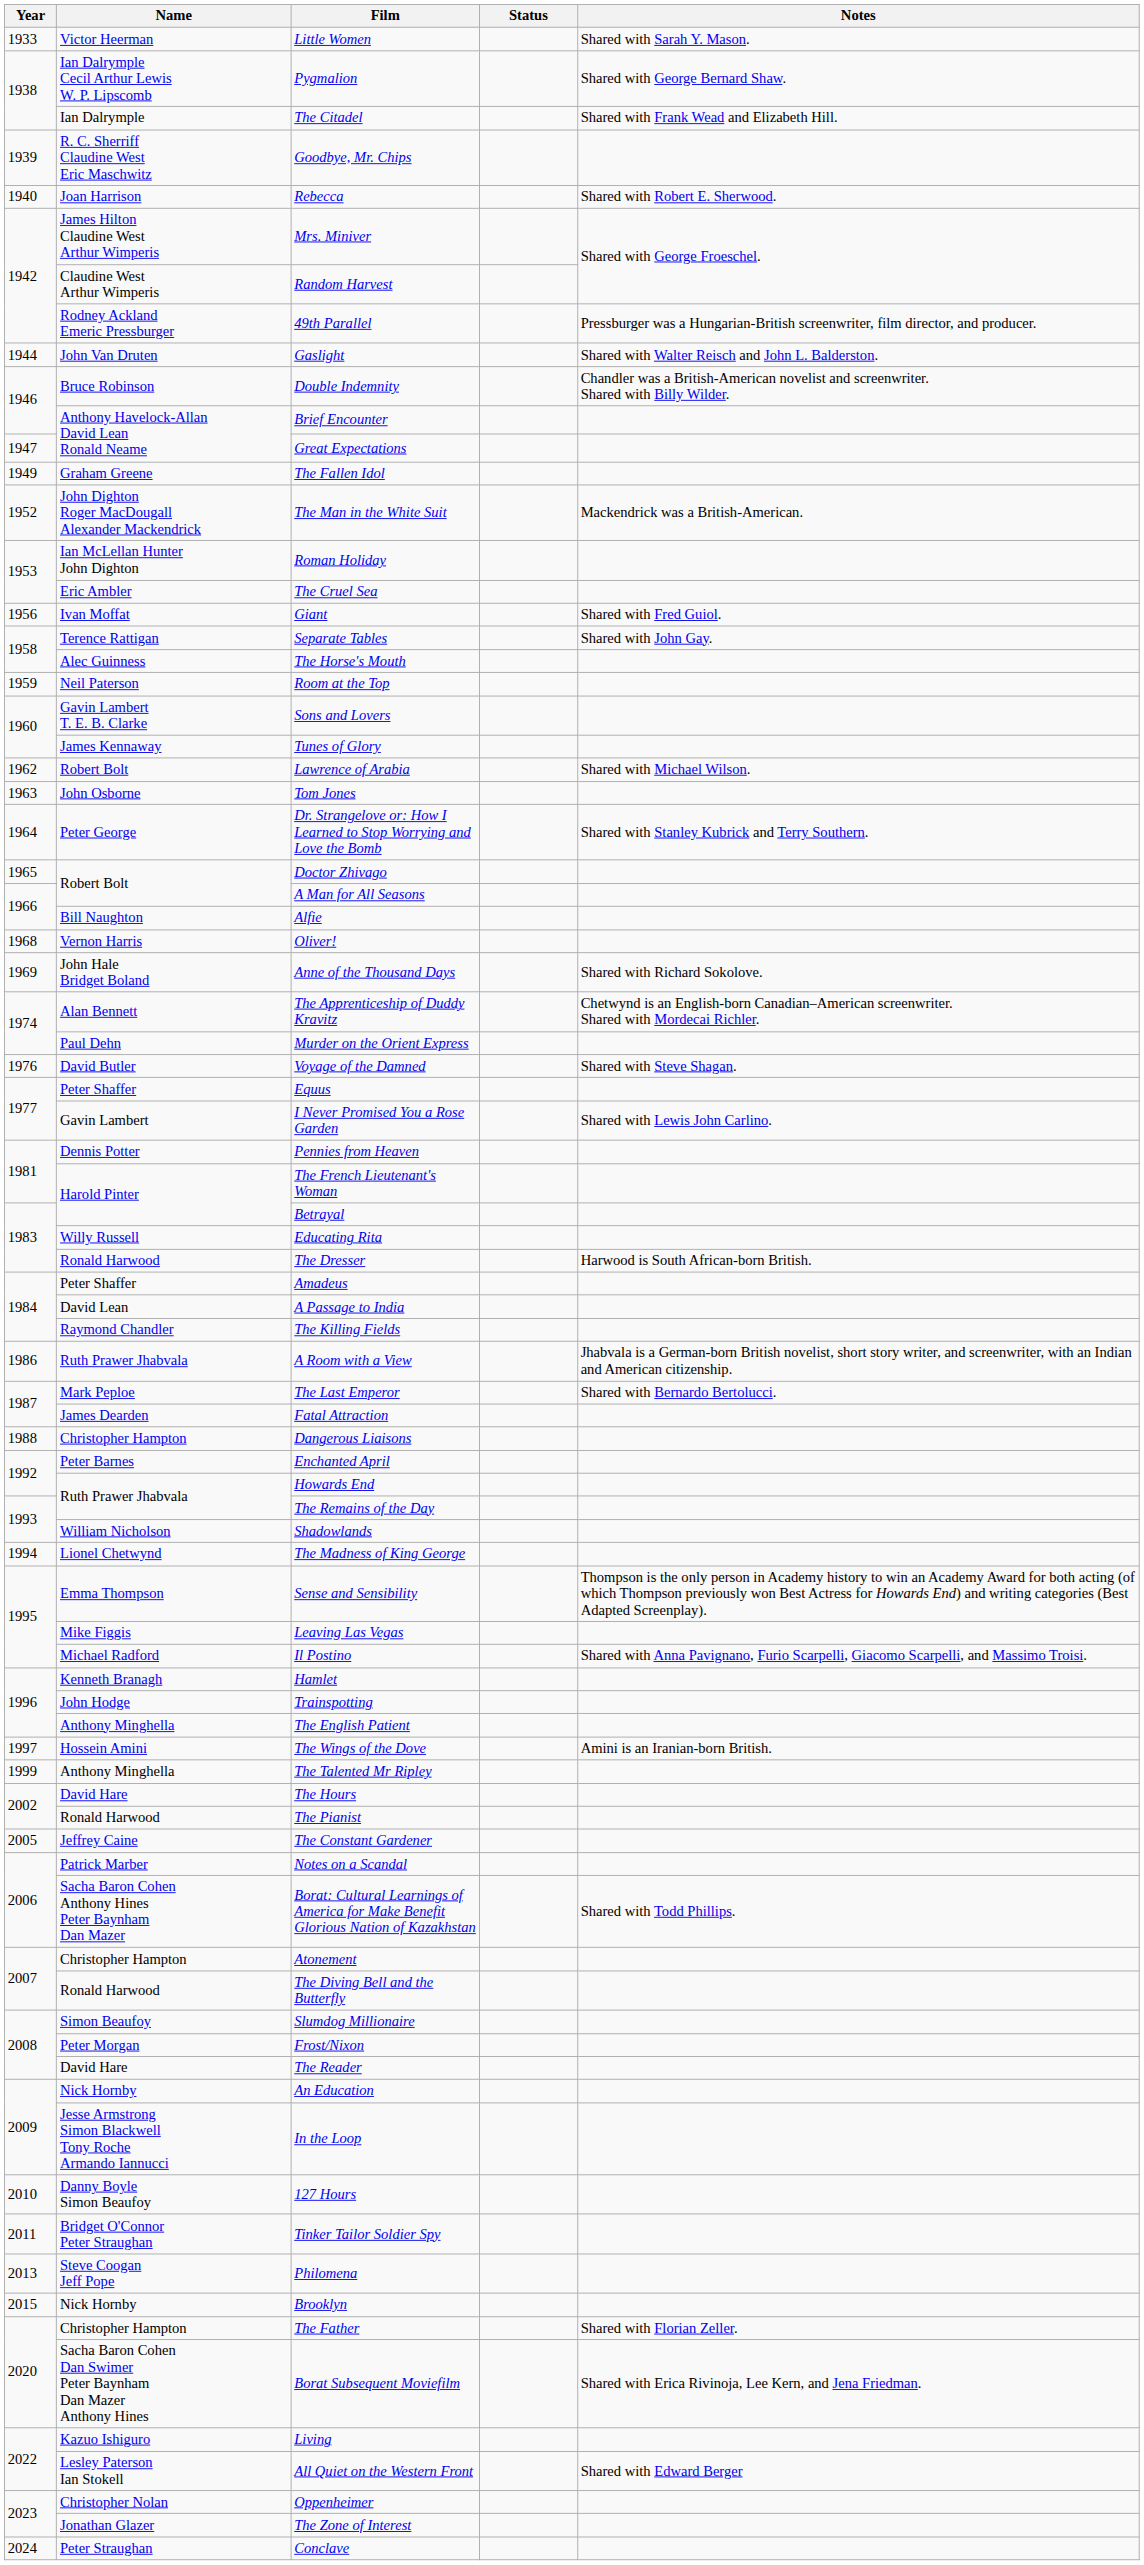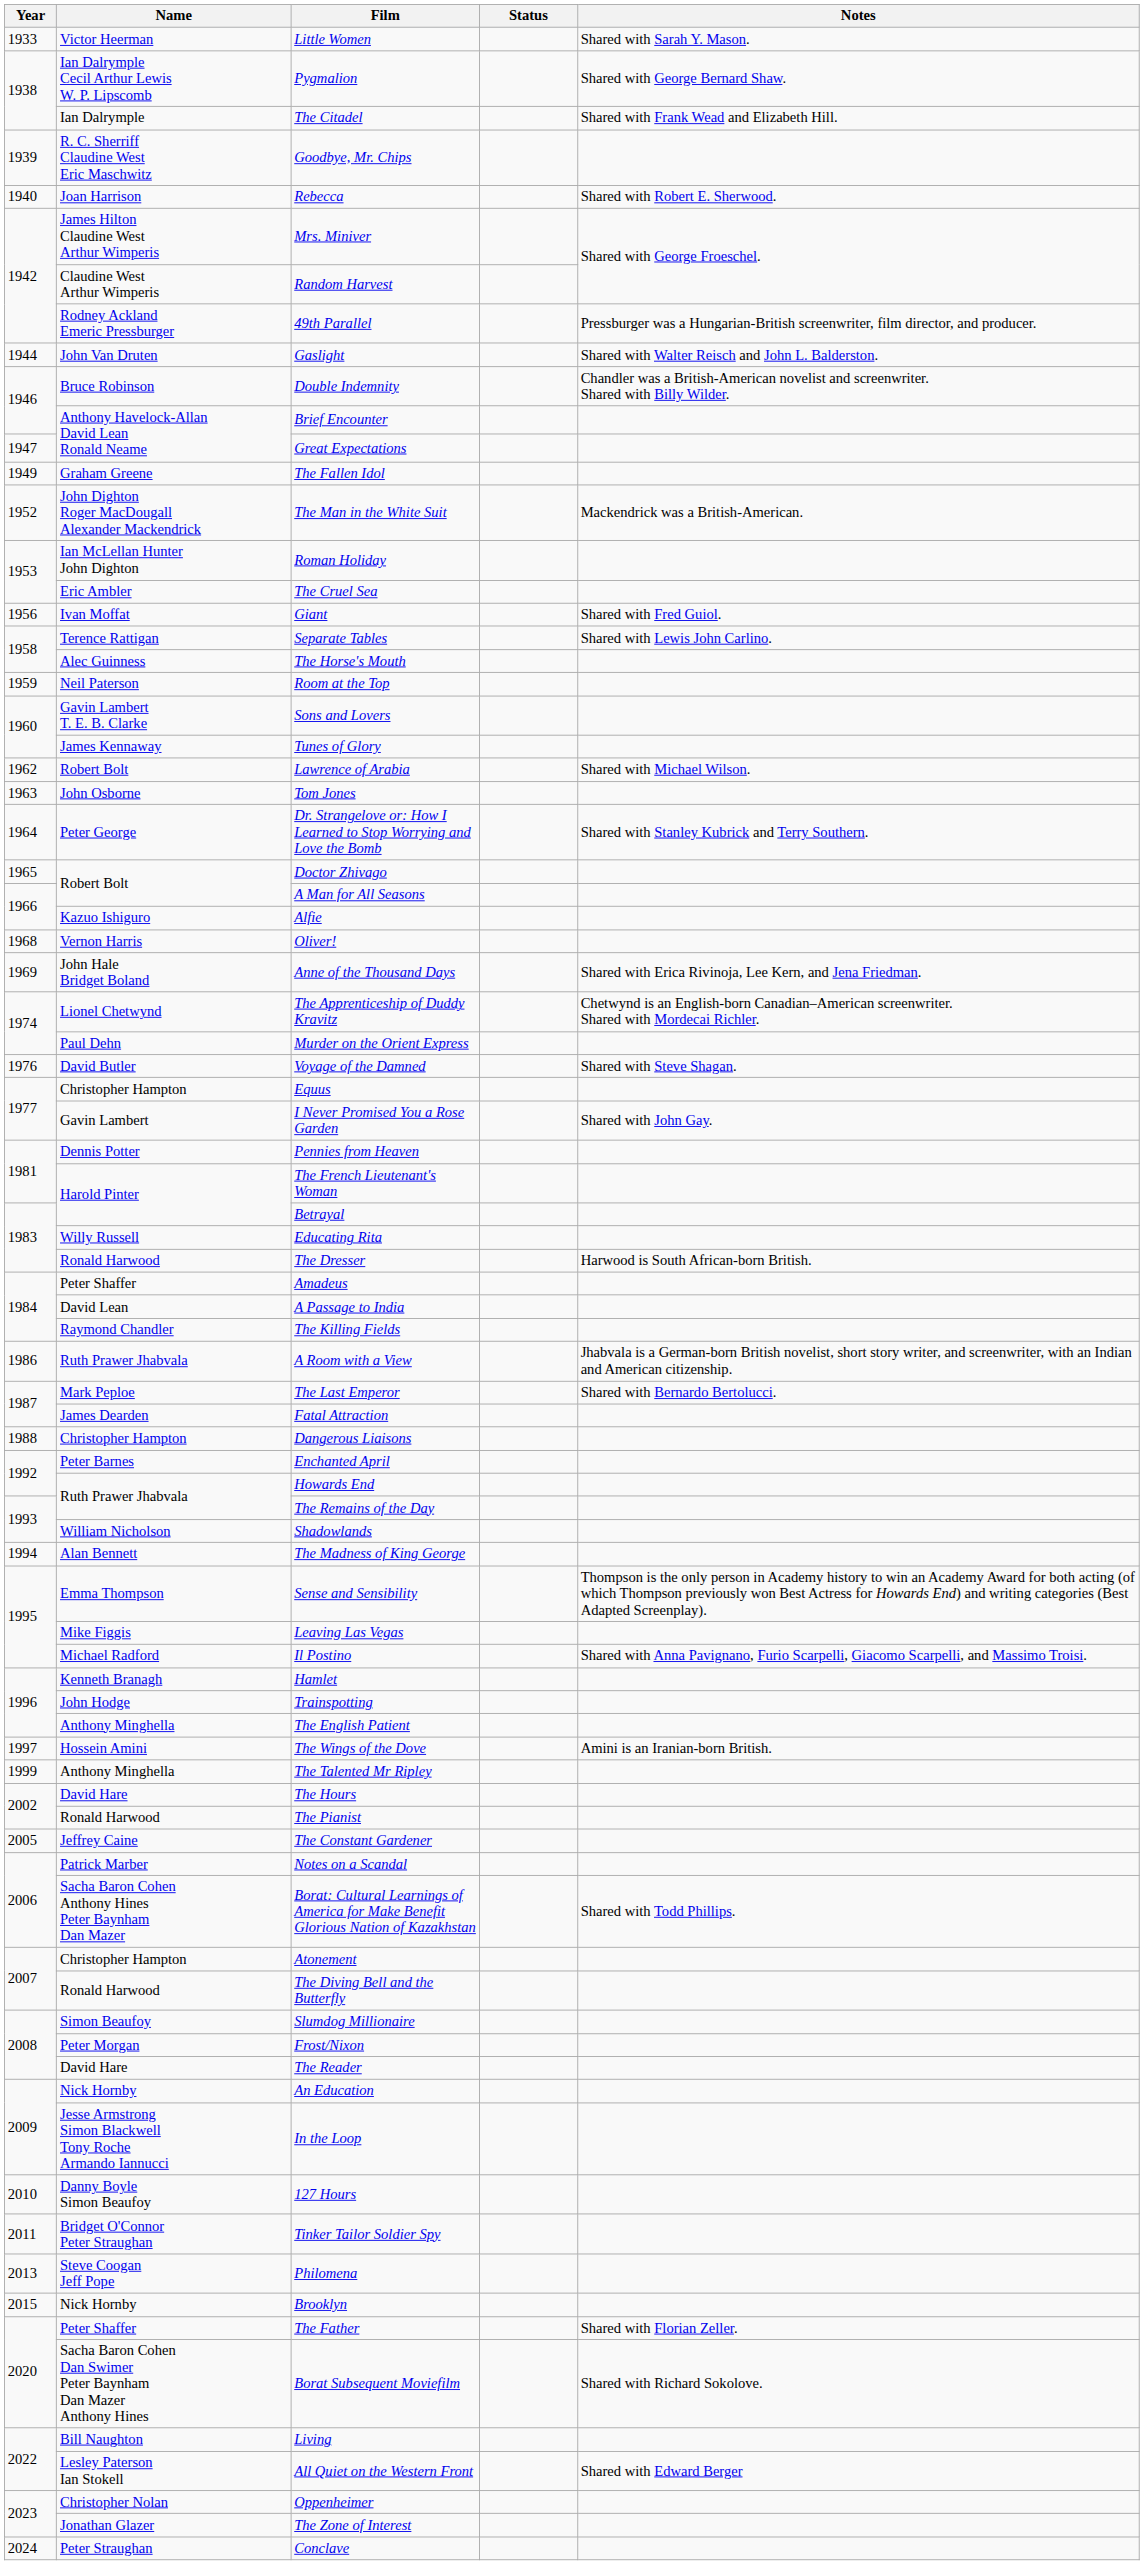(647, 637) Shared with John Gay. -> (676, 637) Shared with Lewis John Carlino.
(101, 917) Bill Naughton -> (105, 917) Kazuo Ishiguro
(672, 972) Shared with Richard Sokolove. -> (751, 972) Shared with Erica Rivinoja, Lee Kern, and Jena Friedman.
(99, 1011) Alan Bennett -> (111, 1011) Lionel Chetwynd
(98, 1089) Peter Shaffer -> (123, 1089) Christopher Hampton
(676, 1120) Shared with Lewis John Carlino. -> (647, 1120) Shared with John Gay.
(111, 1554) Lionel Chetwynd -> (99, 1554) Alan Bennett
(123, 2327) Christopher Hampton -> (98, 2327) Peter Shaffer
(751, 2383) Shared with Erica Rivinoja, Lee Kern, and Jena Friedman. -> (672, 2383) Shared with Richard Sokolove.
(105, 2439) Kazuo Ishiguro -> (101, 2439) Bill Naughton
